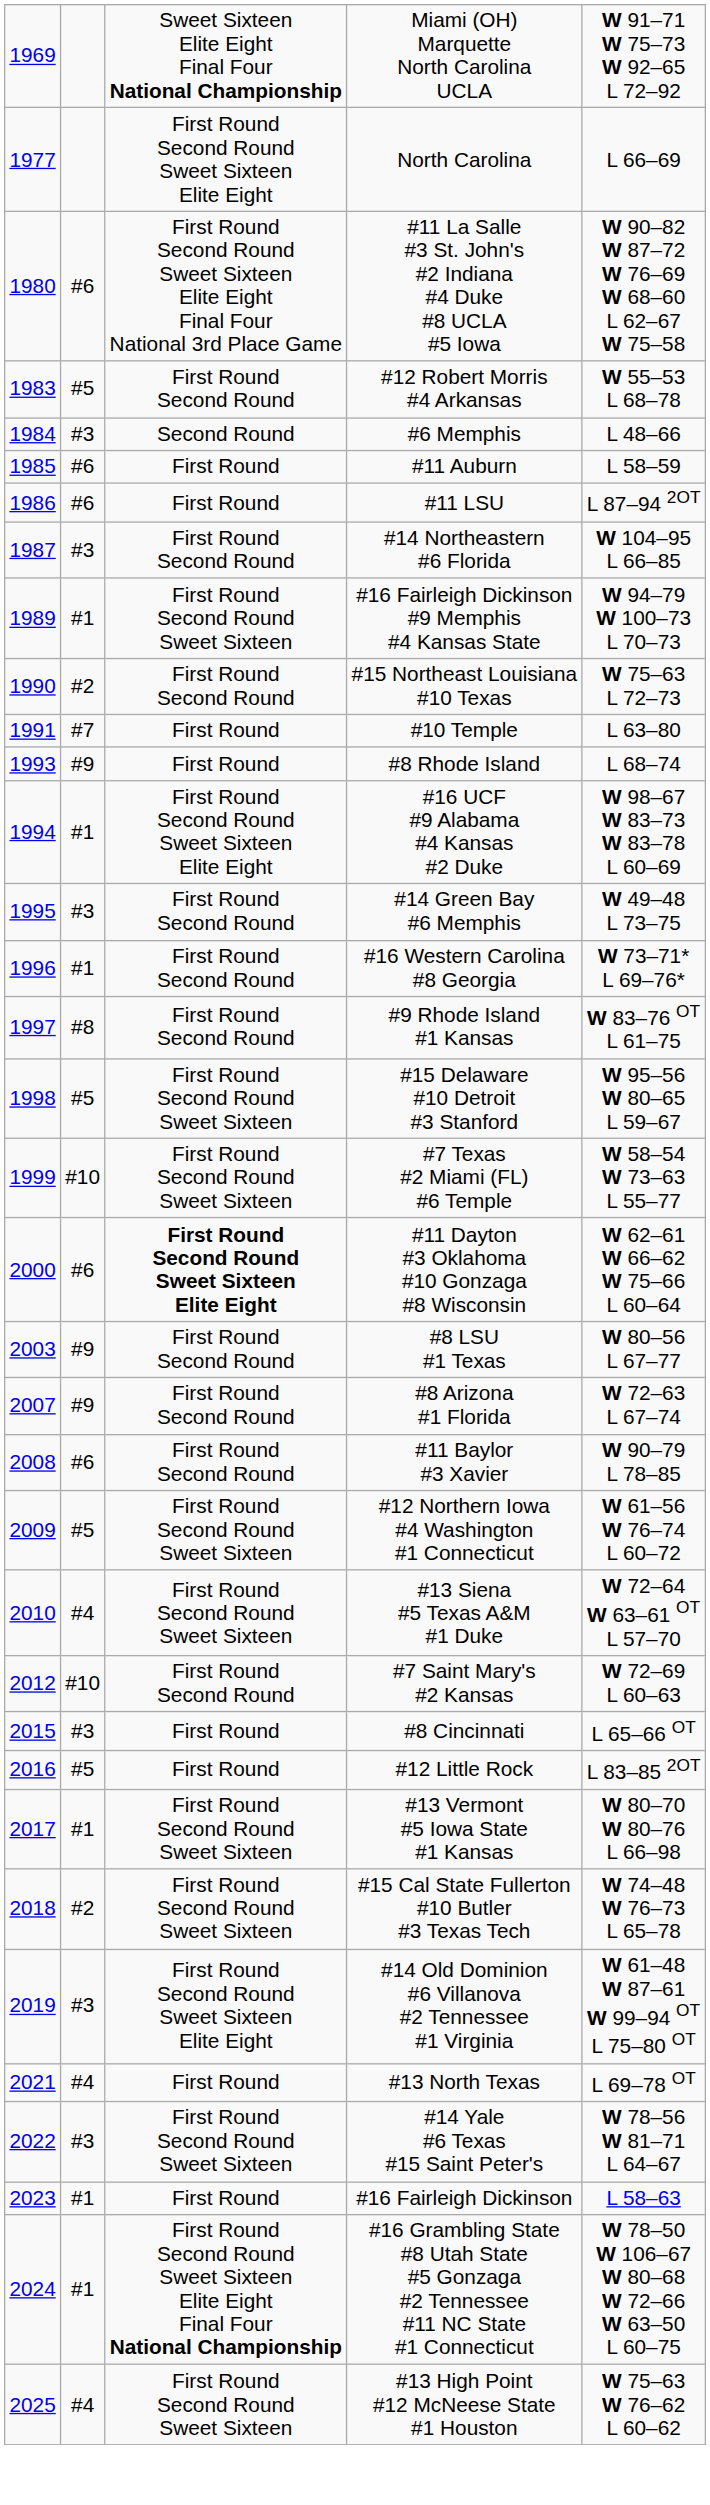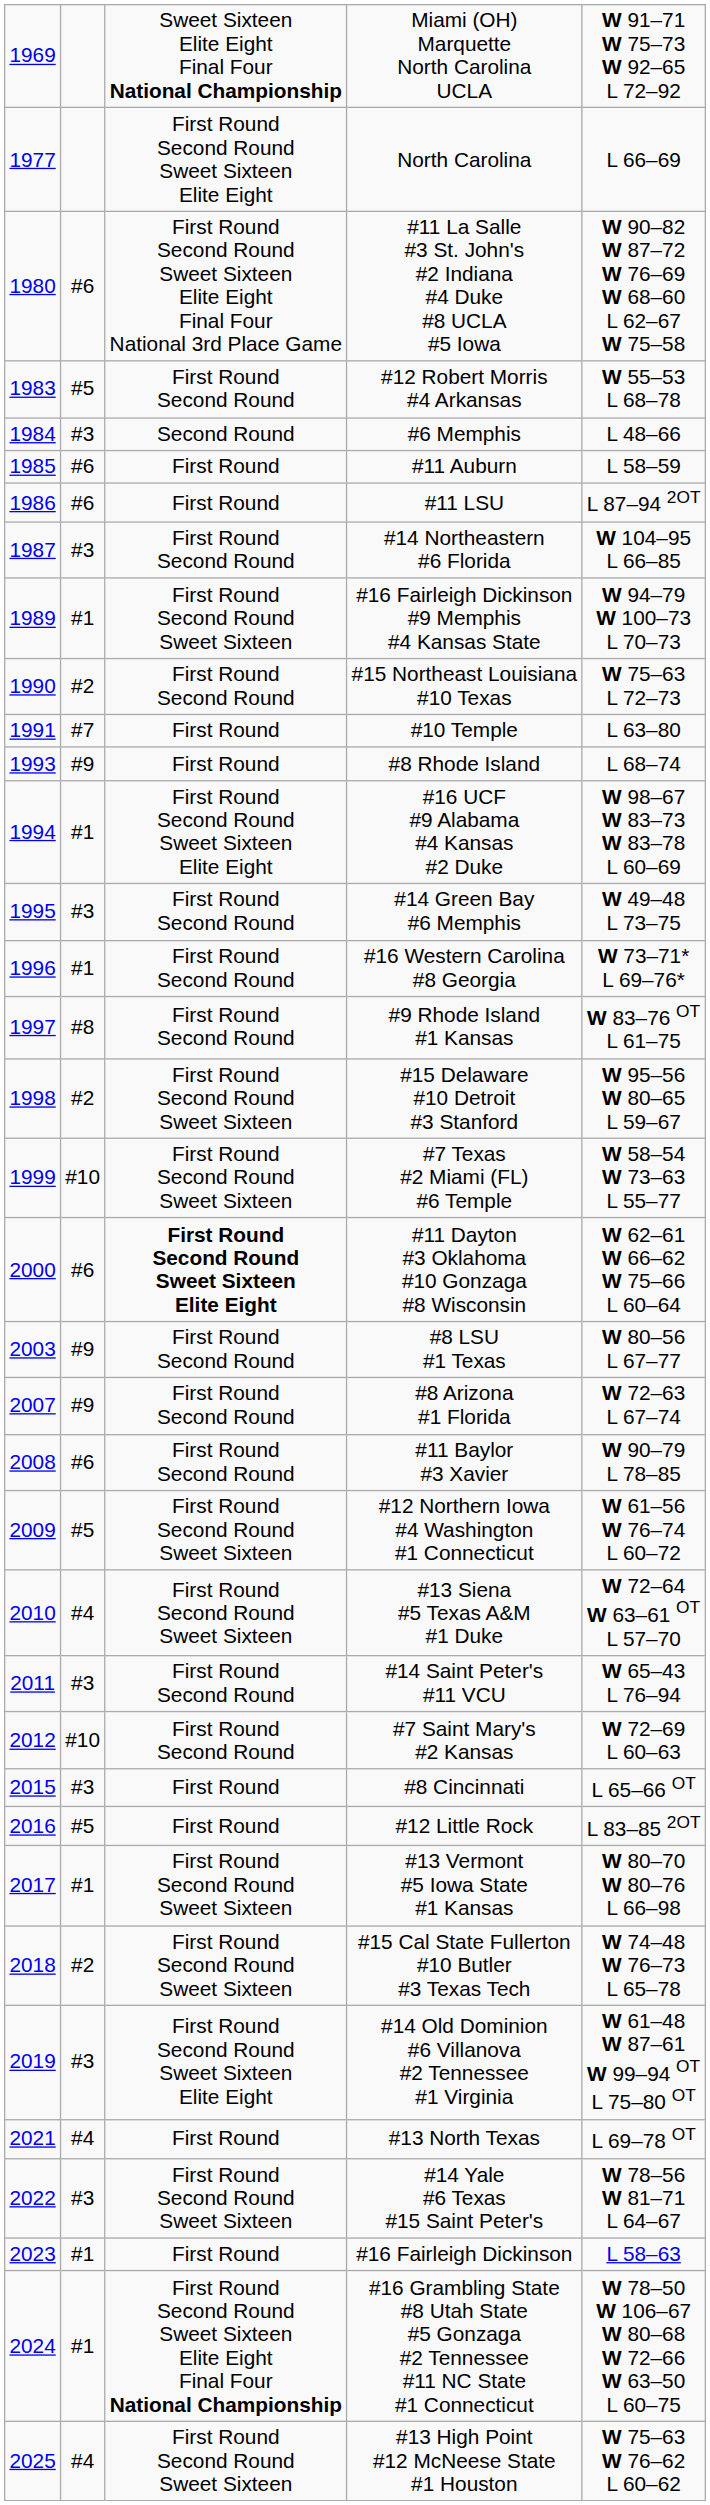(83, 1098) #5 -> (83, 1098) #2
+ row: (464, 1683)
